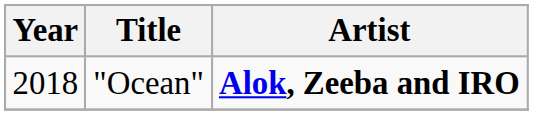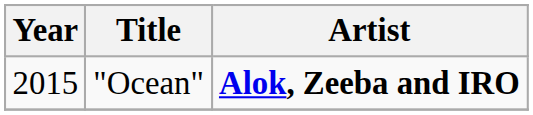(45, 82) 2018 -> (45, 82) 2015
